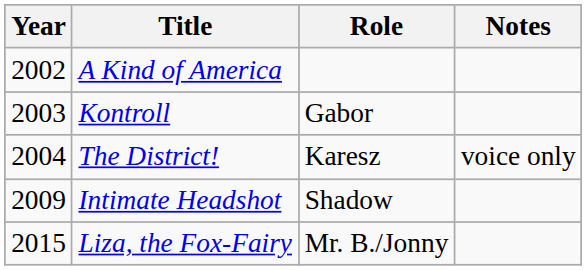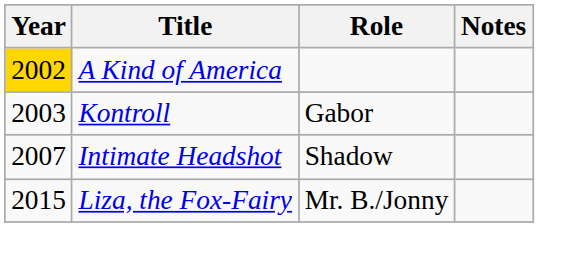(39, 69) no background -> (39, 69) gold background
- row: (149, 156)
(39, 199) 2009 -> (39, 156) 2007
